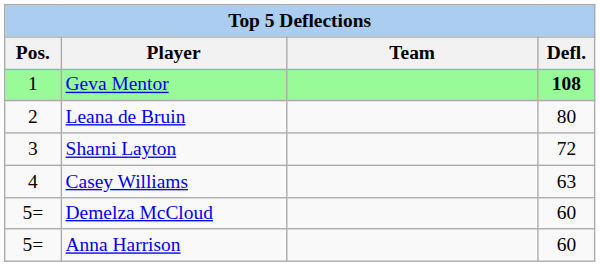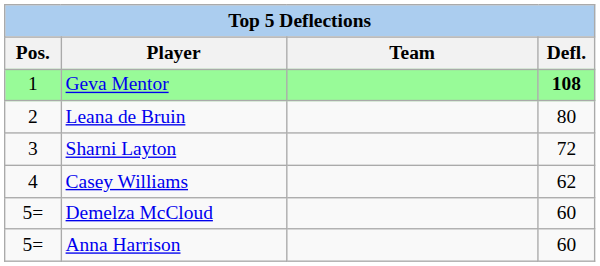(566, 181) 63 -> (566, 181) 62
